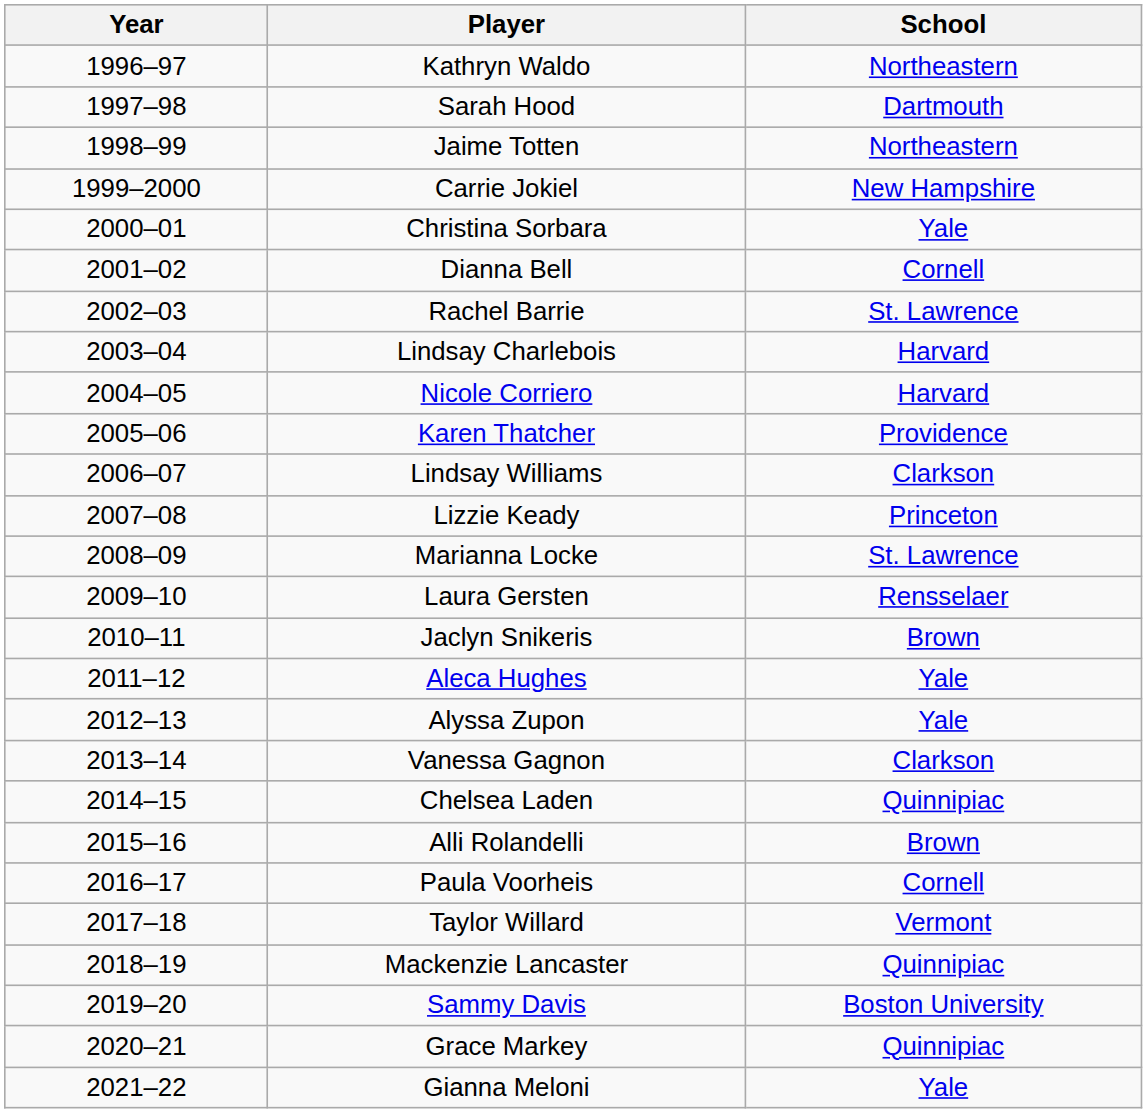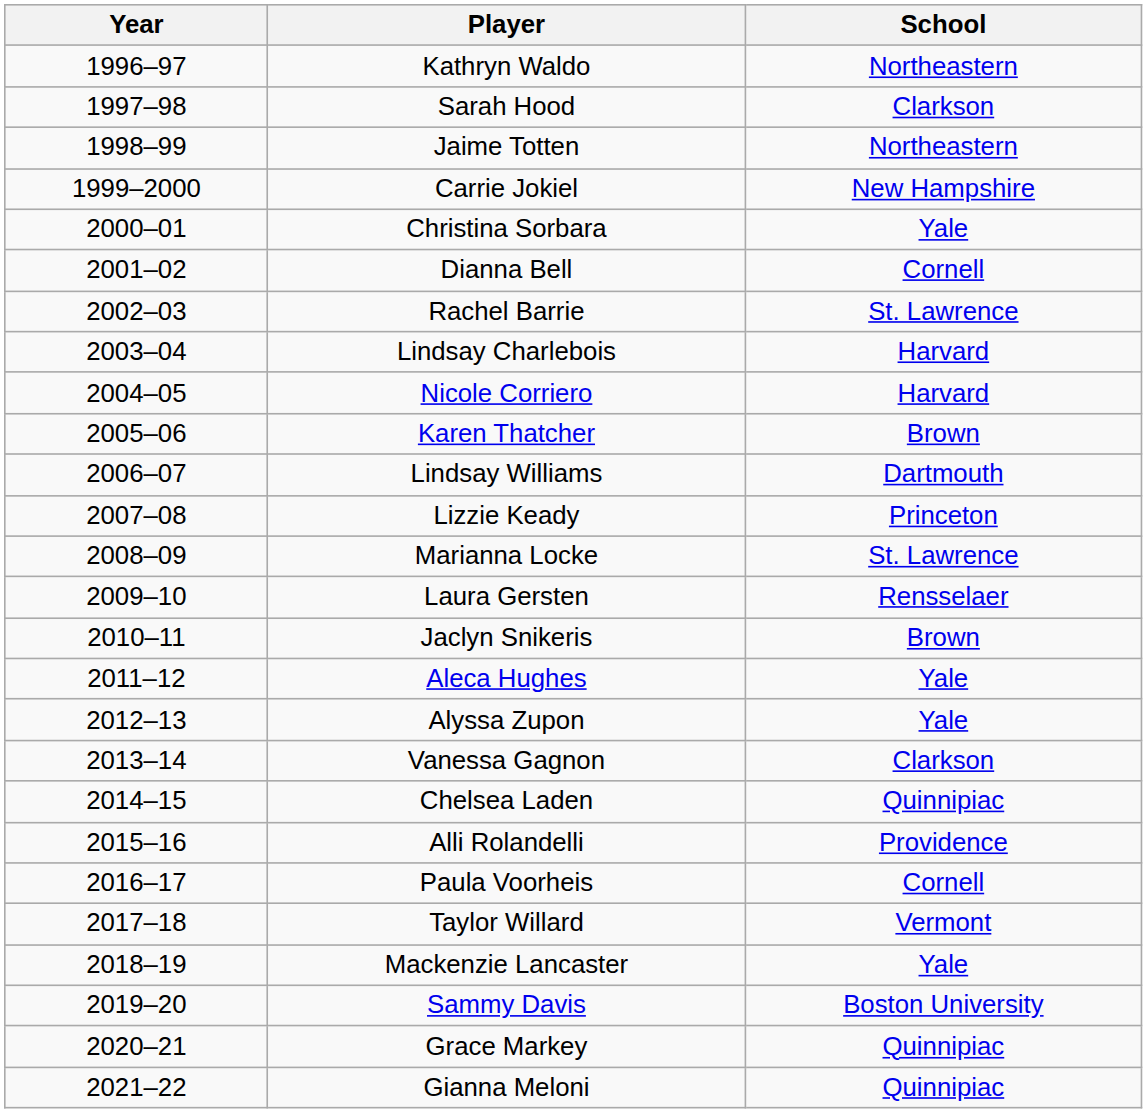(943, 106) Dartmouth -> (943, 106) Clarkson
(943, 433) Providence -> (943, 433) Brown
(943, 474) Clarkson -> (943, 474) Dartmouth
(943, 842) Brown -> (943, 842) Providence
(943, 964) Quinnipiac -> (943, 964) Yale
(943, 1087) Yale -> (943, 1087) Quinnipiac
